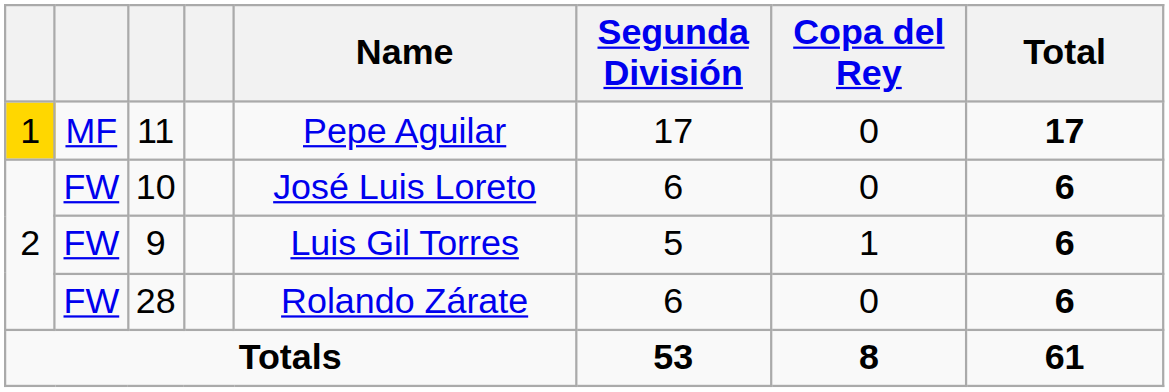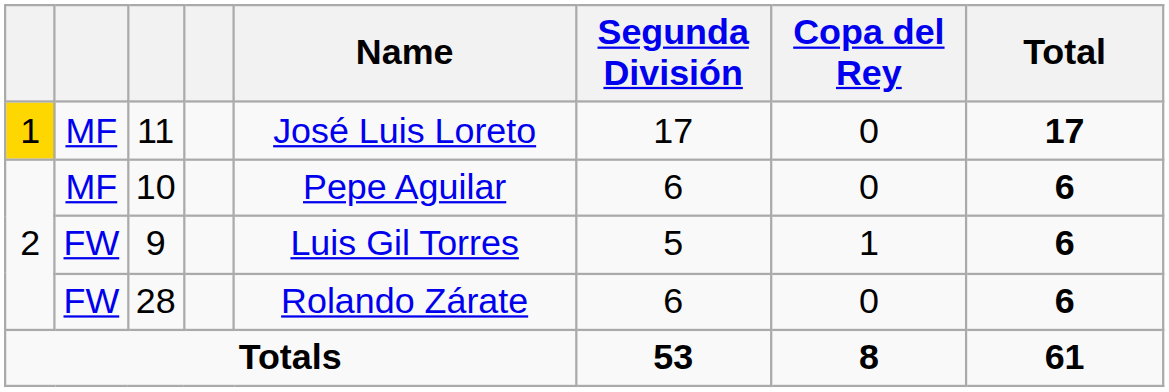(405, 130) Pepe Aguilar -> (405, 130) José Luis Loreto
(91, 186) FW -> (91, 186) MF
(405, 186) José Luis Loreto -> (405, 186) Pepe Aguilar
